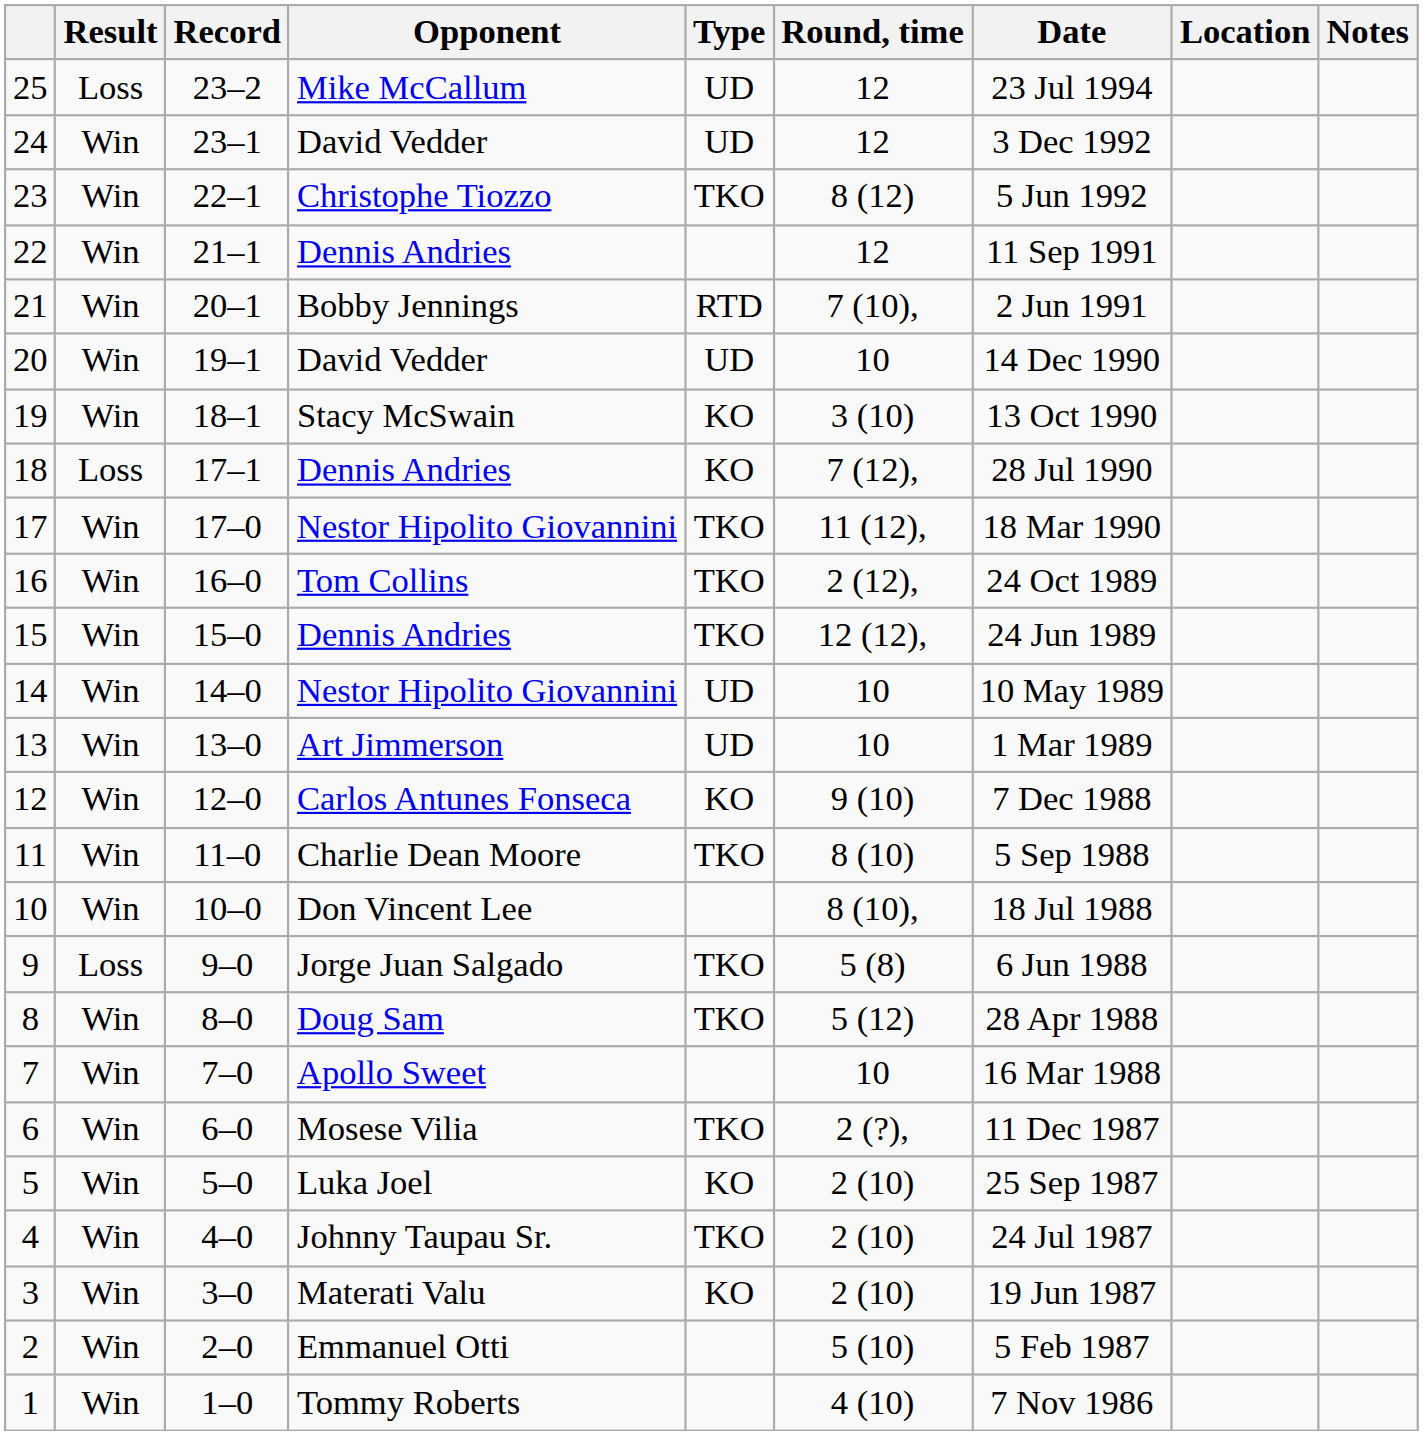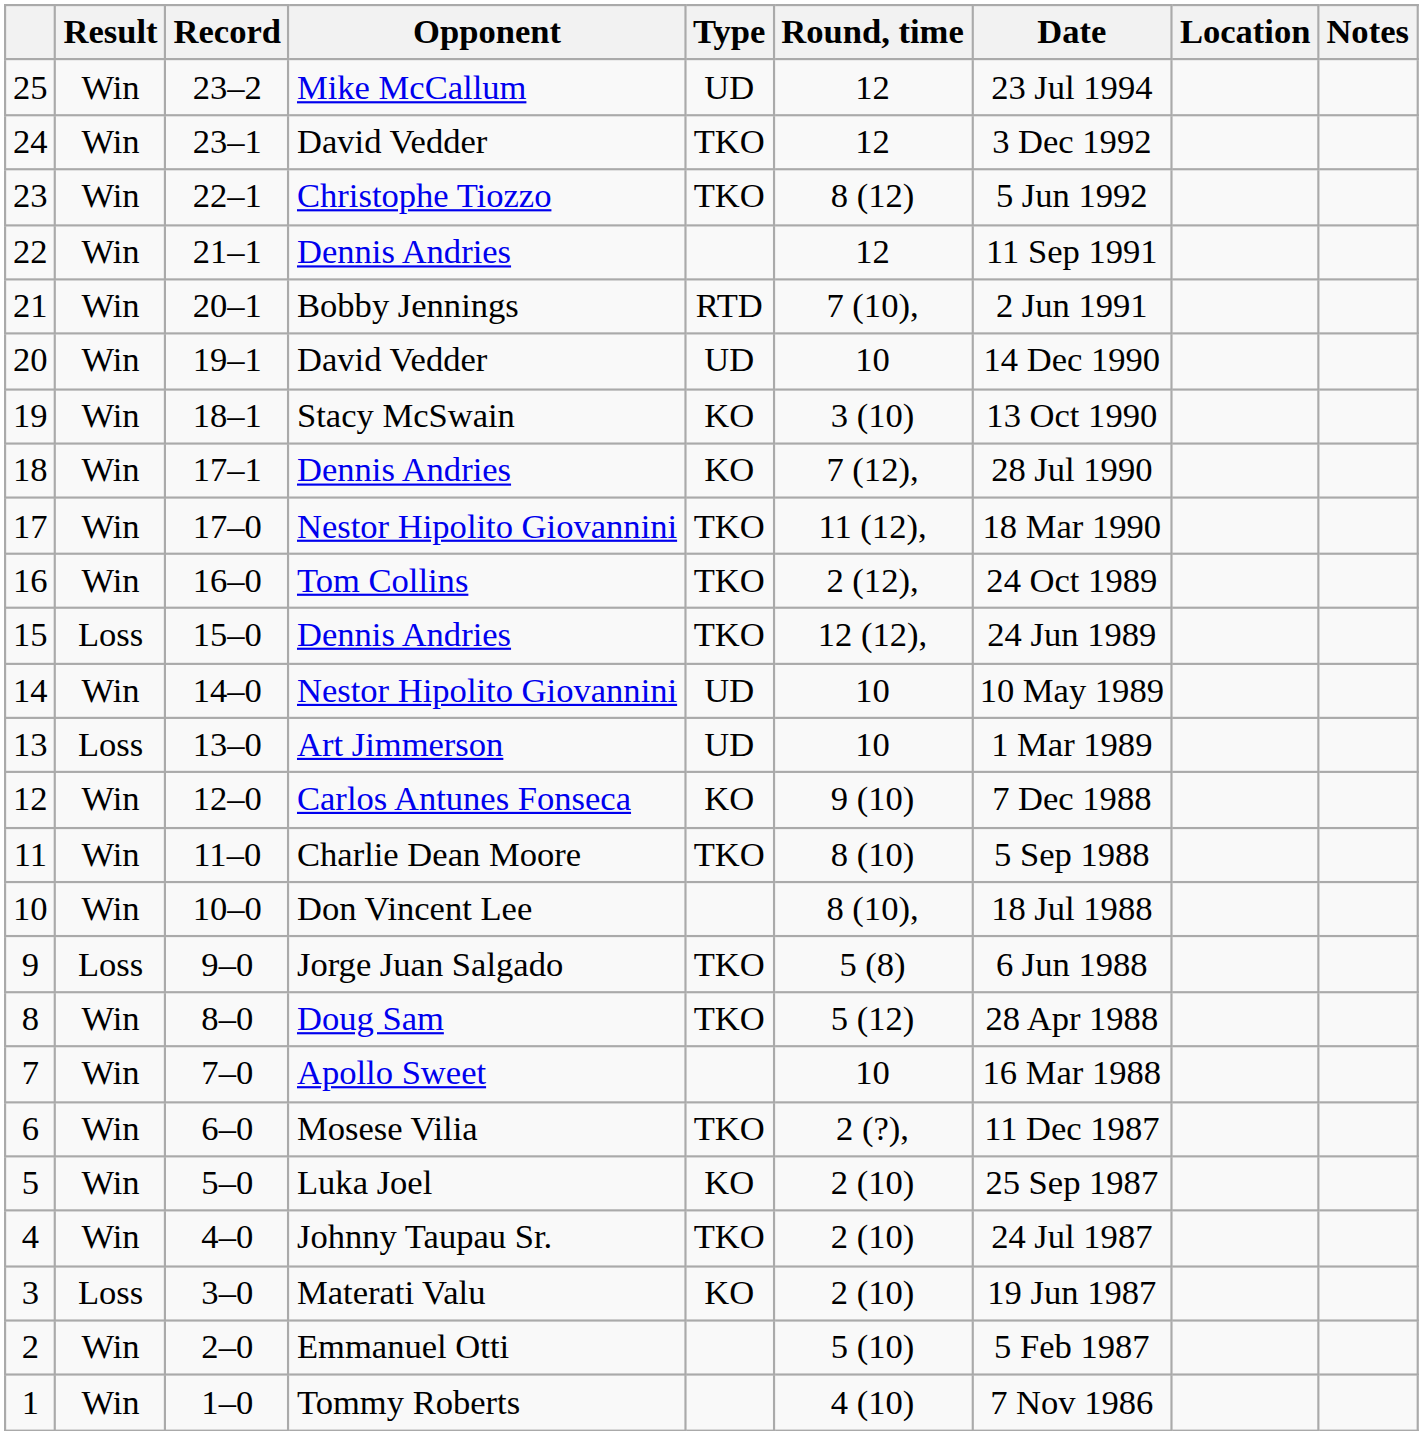(111, 86) Loss -> (111, 86) Win
(729, 141) UD -> (729, 141) TKO
(111, 470) Loss -> (111, 470) Win
(111, 634) Win -> (111, 634) Loss
(111, 744) Win -> (111, 744) Loss
(111, 1292) Win -> (111, 1292) Loss
